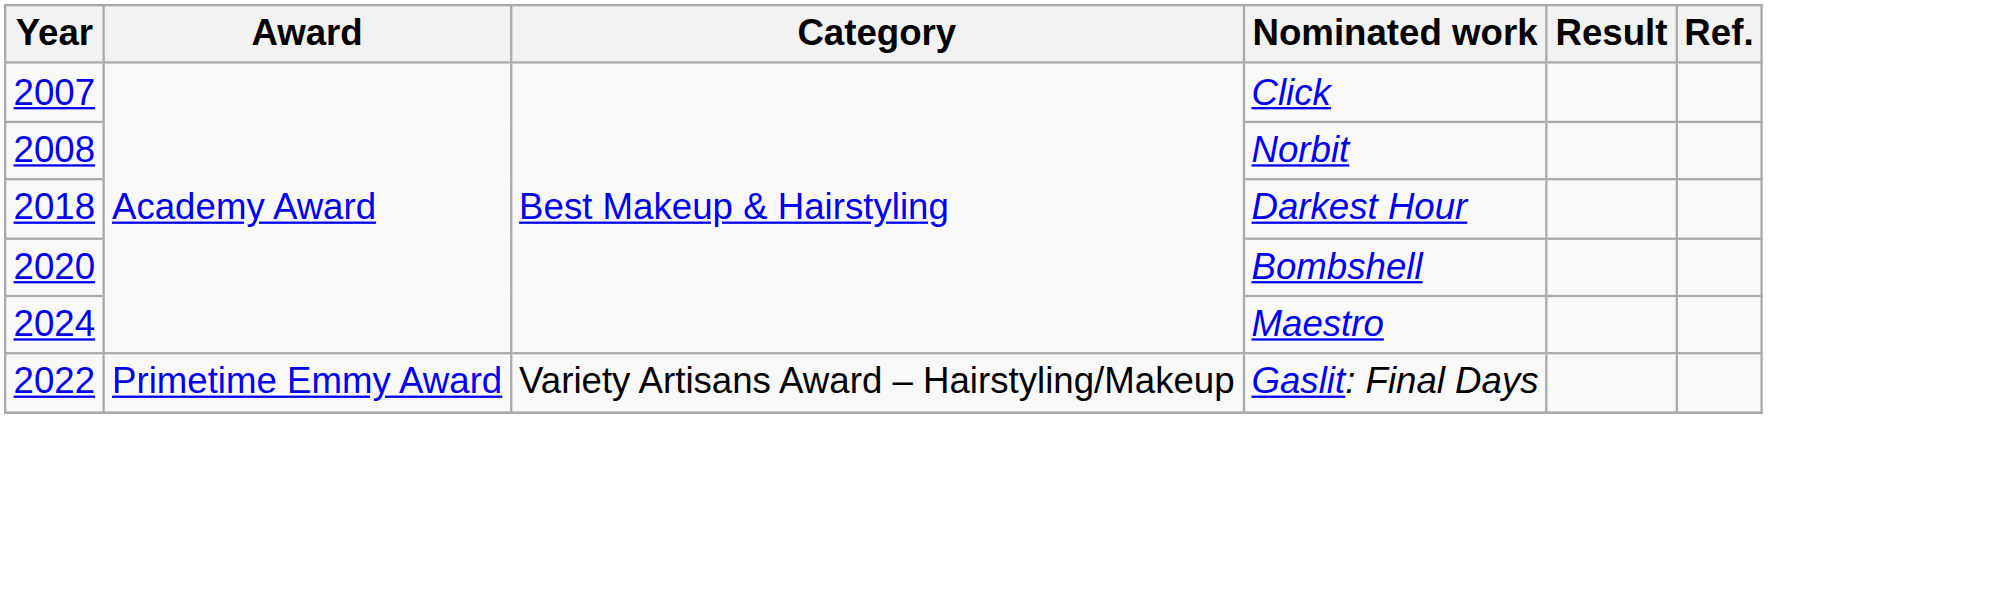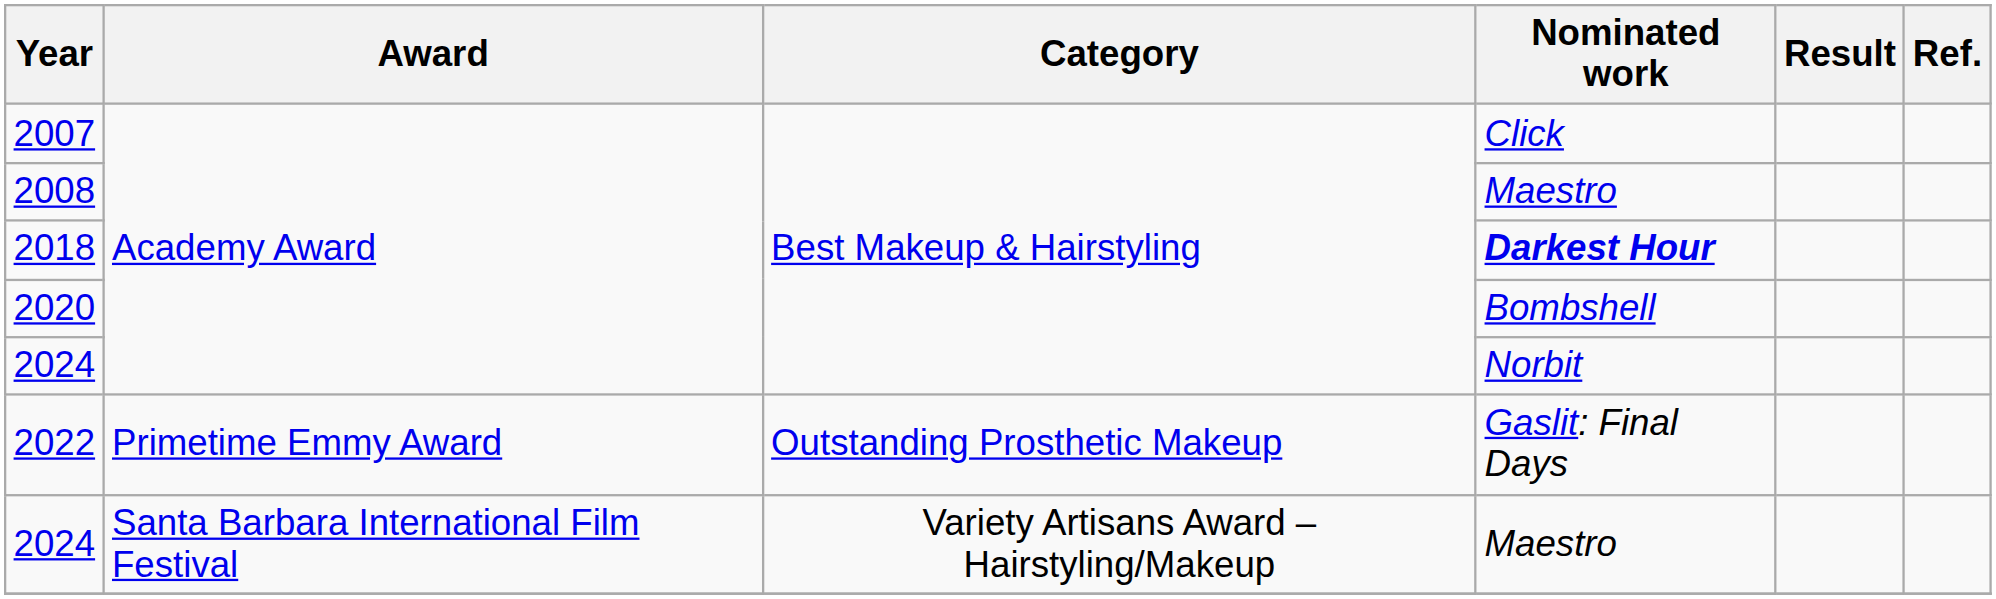(1300, 149) Norbit -> (1551, 190) Maestro
(1359, 207) normal -> (1600, 249) bold
(1318, 324) Maestro -> (1533, 365) Norbit
(877, 382) Variety Artisans Award – Hairstyling/Makeup -> (1027, 444) Outstanding Prosthetic Makeup
+ row: (54, 543)
